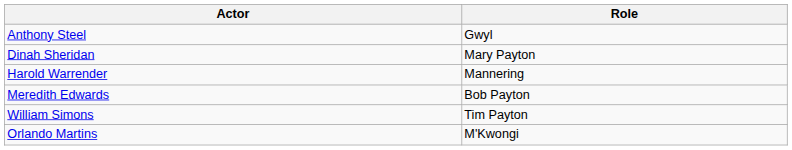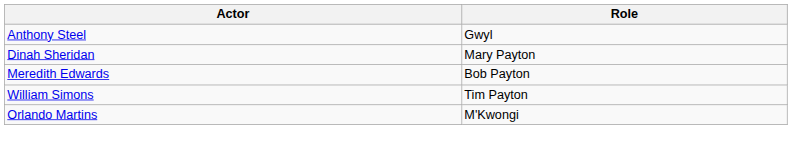- row: (57, 74)
